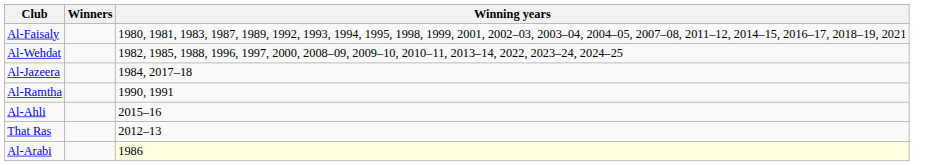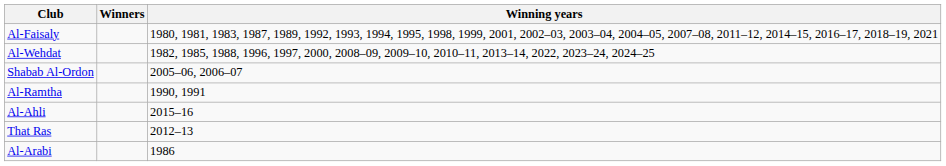- row: (34, 72)
+ row: (51, 72)
(131, 151) lightyellow background -> (162, 151) no background
